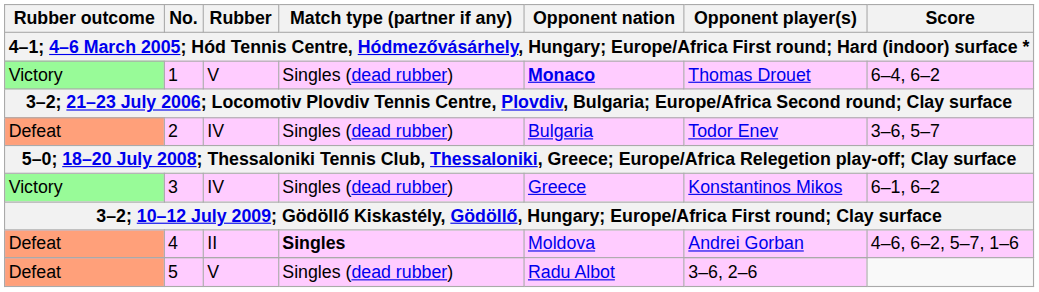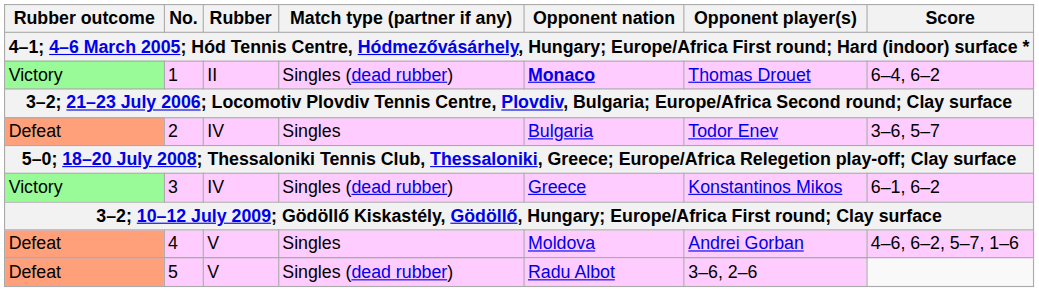(213, 74) V -> (212, 74) II
(368, 131) Singles (dead rubber) -> (311, 131) Singles
(212, 243) II -> (213, 243) V
(314, 243) bold -> (311, 243) normal
